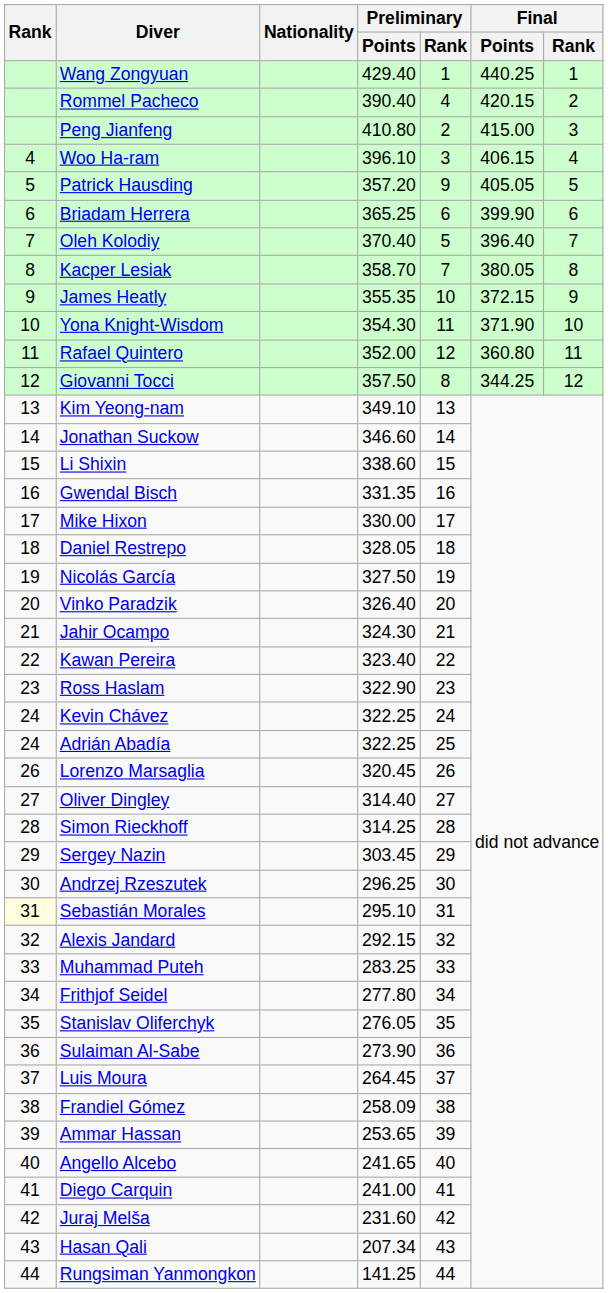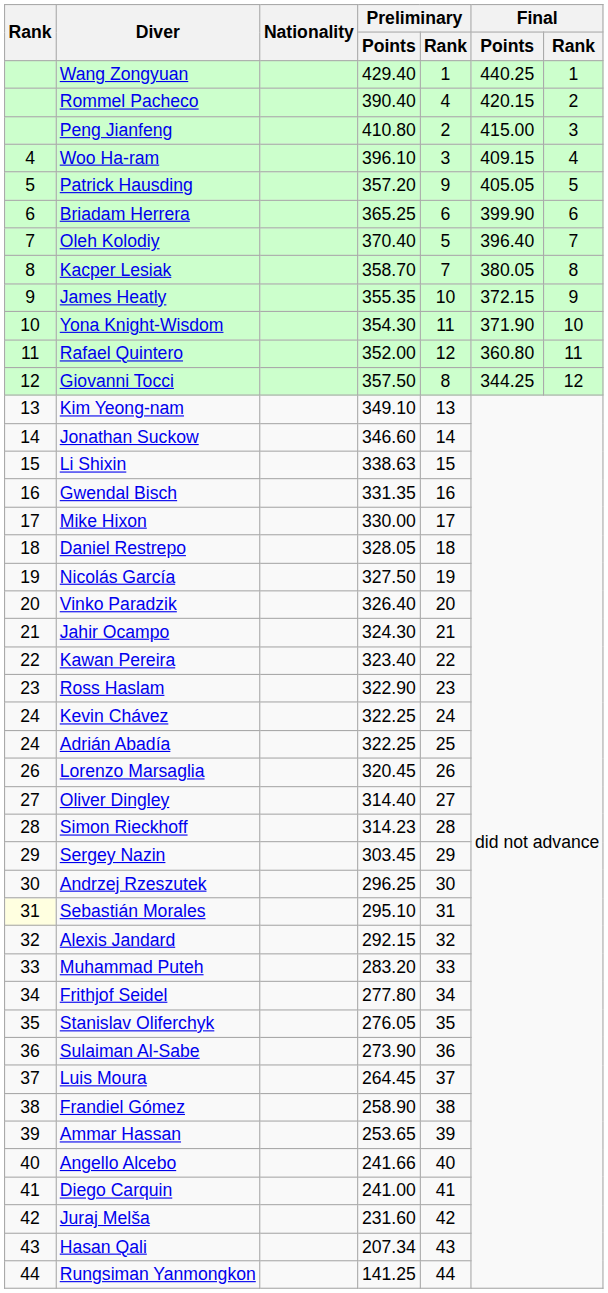(507, 158) 406.15 -> (507, 158) 409.15
(389, 465) 338.60 -> (389, 465) 338.63
(389, 827) 314.25 -> (389, 827) 314.23
(389, 967) 283.25 -> (389, 967) 283.20
(389, 1107) 258.09 -> (389, 1107) 258.90
(389, 1162) 241.65 -> (389, 1162) 241.66
